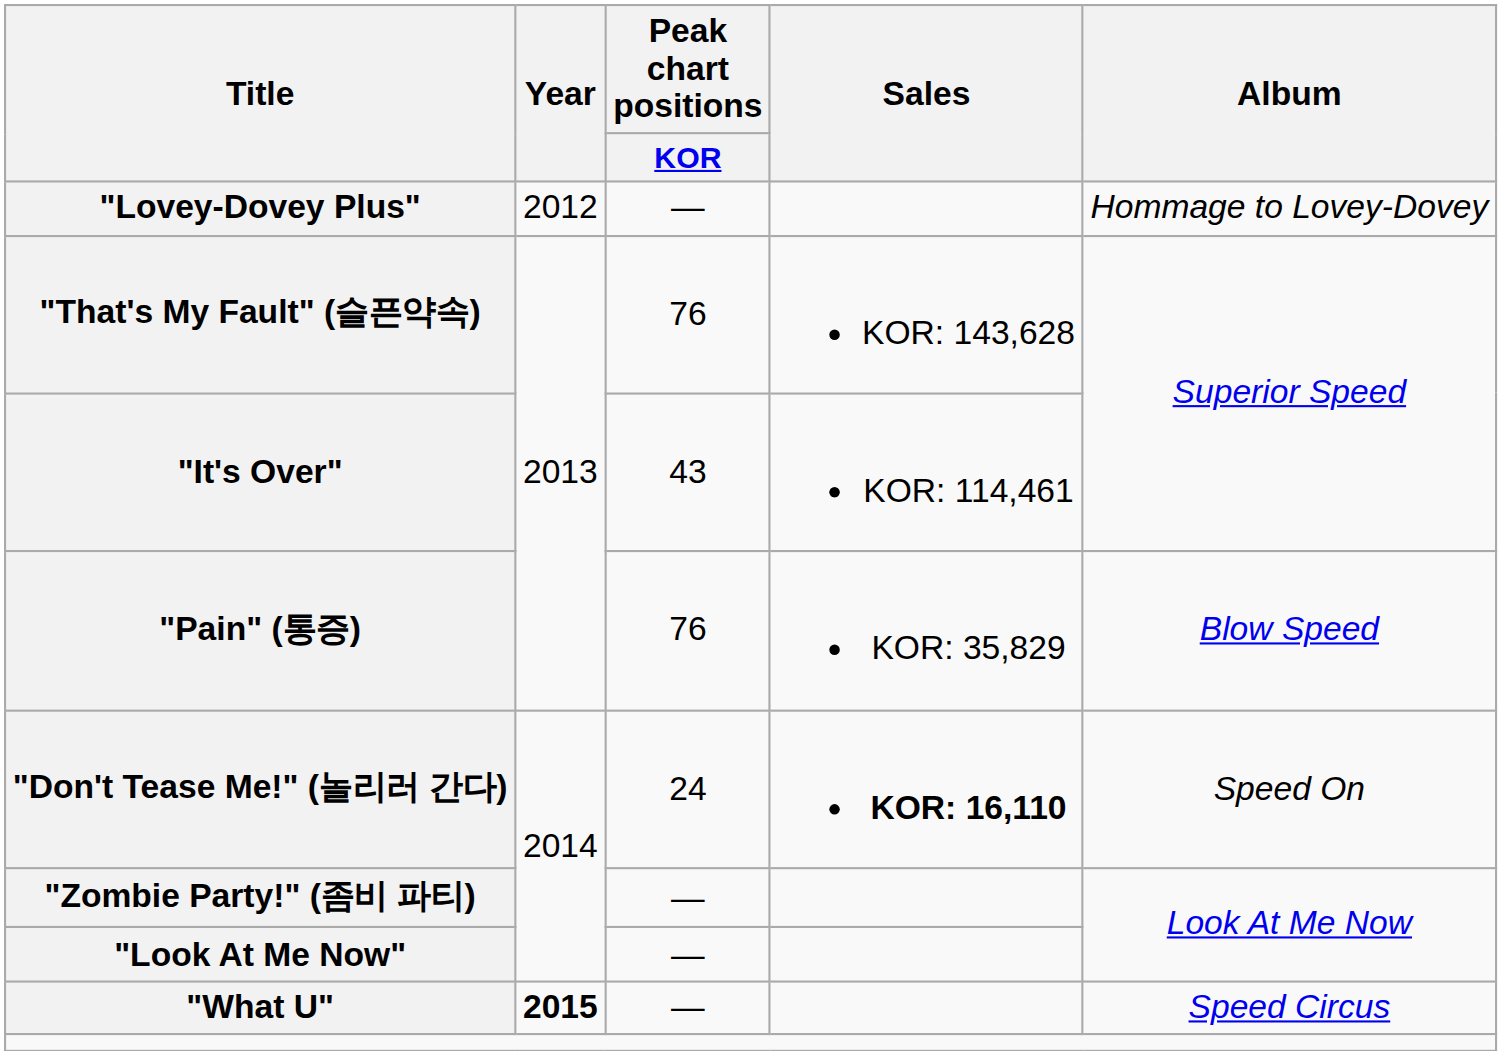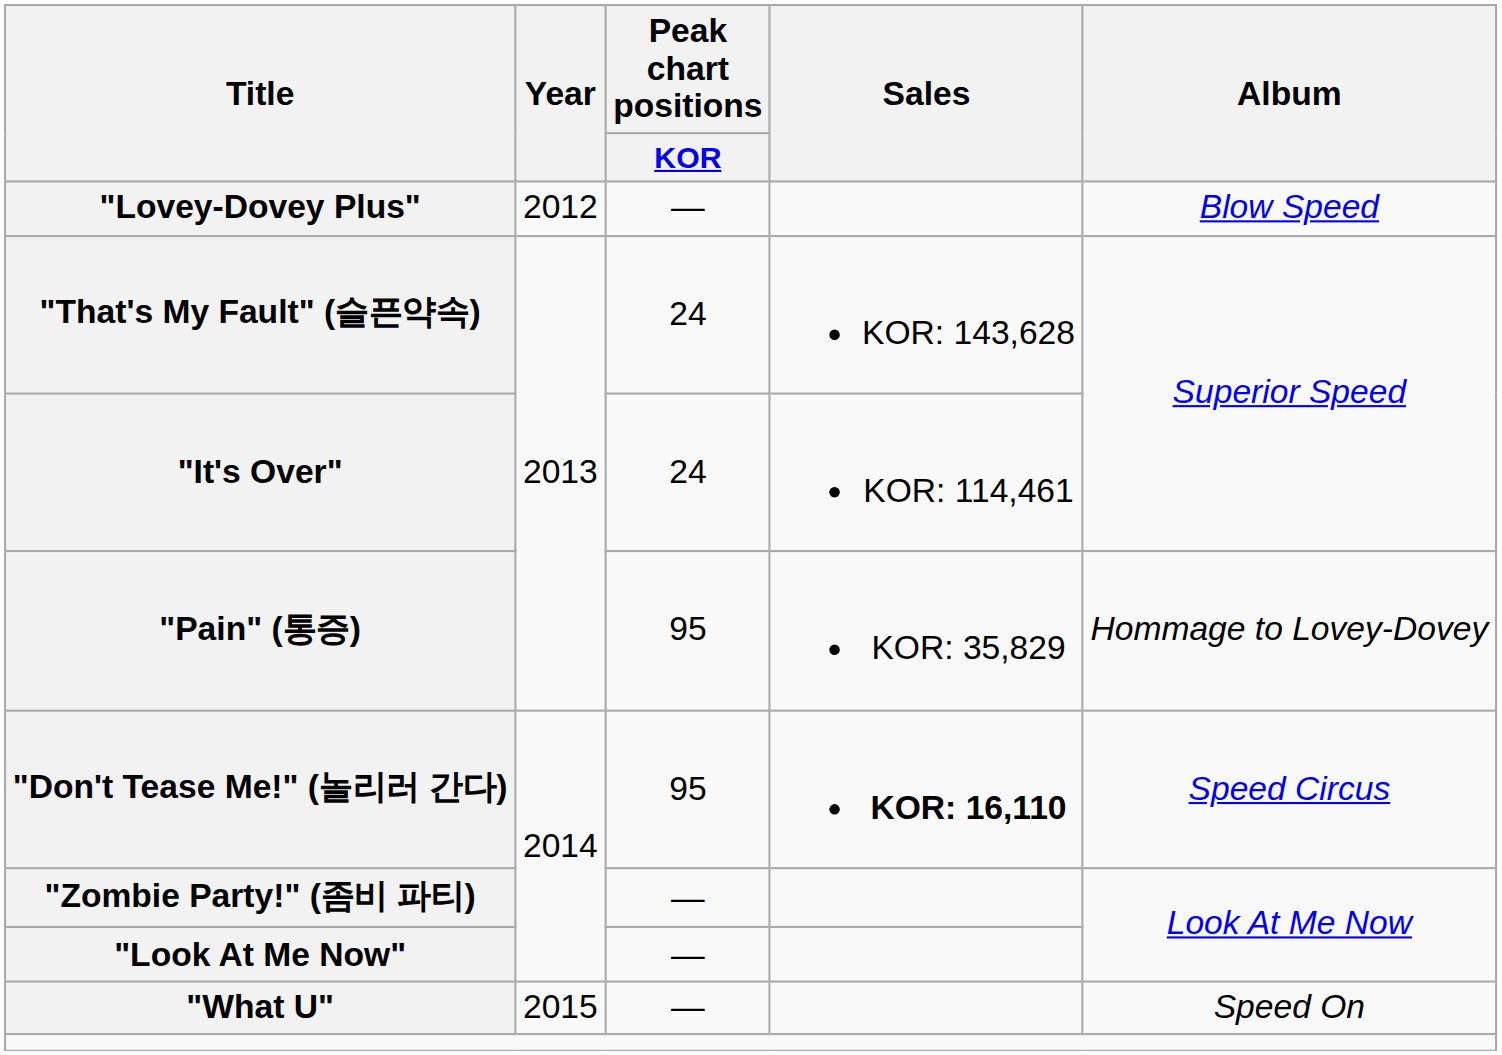(1289, 207) Hommage to Lovey-Dovey -> (1289, 207) Blow Speed
(688, 313) 76 -> (688, 313) 24
(688, 471) 43 -> (688, 471) 24
(688, 630) 76 -> (688, 630) 95
(1289, 630) Blow Speed -> (1289, 630) Hommage to Lovey-Dovey
(688, 788) 24 -> (688, 788) 95
(1289, 788) Speed On -> (1289, 788) Speed Circus
(560, 1007) bold -> (560, 1007) normal
(1289, 1007) Speed Circus -> (1289, 1007) Speed On
